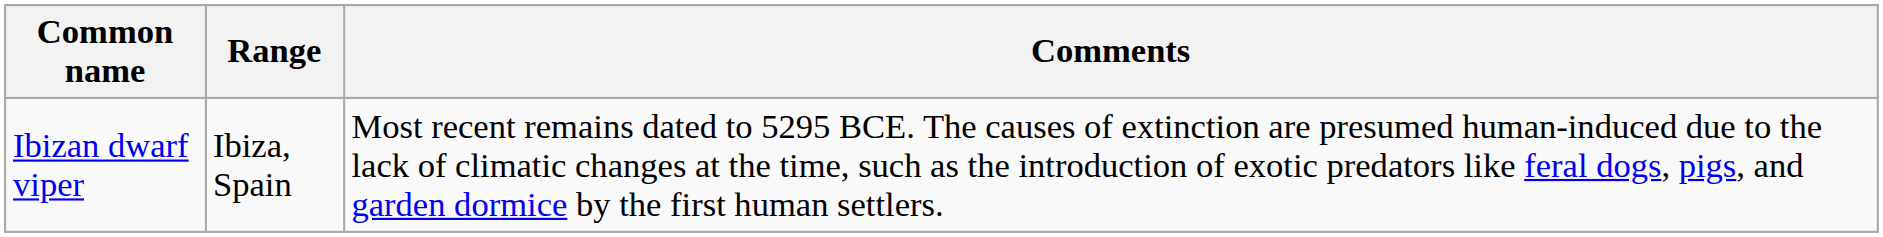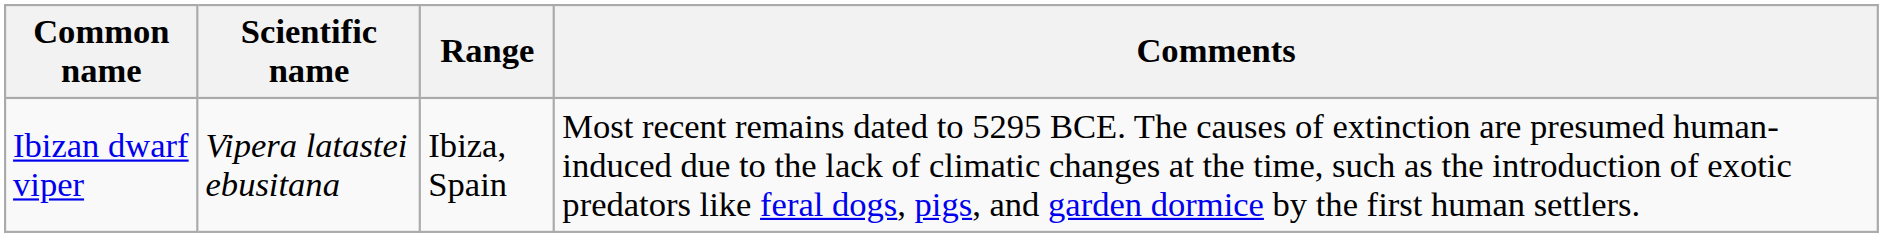+ column: (309, 51)
